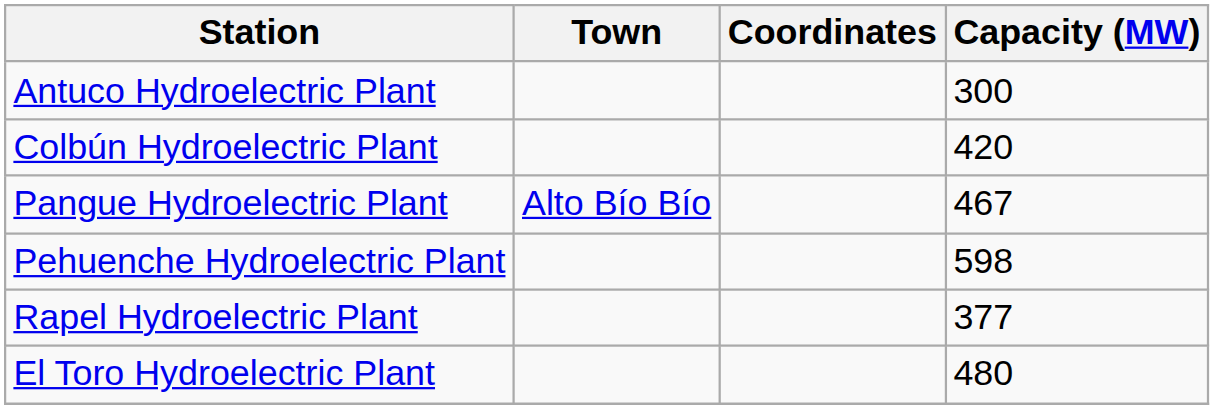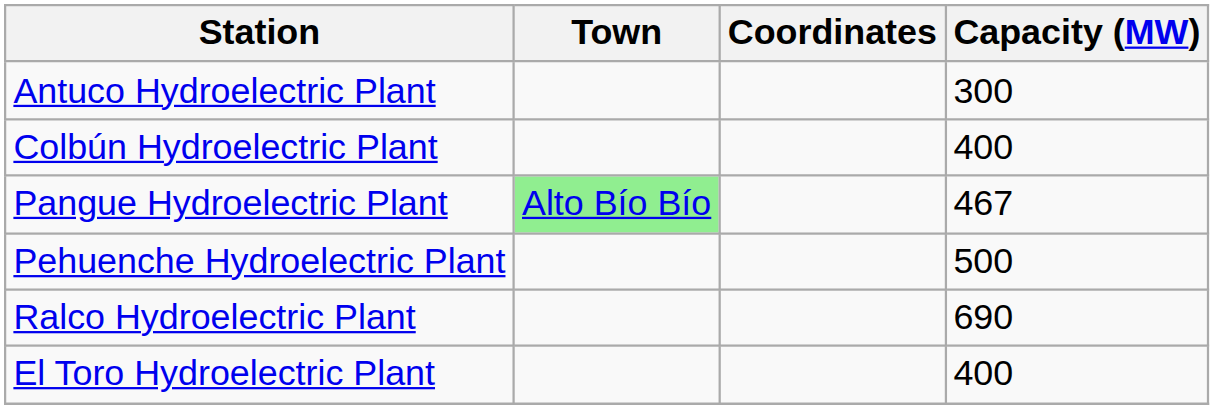(983, 146) 420 -> (983, 146) 400
(617, 203) no background -> (617, 203) lightgreen background
(983, 260) 598 -> (983, 260) 500
+ row: (215, 317)
- row: (216, 317)
(983, 373) 480 -> (983, 373) 400
